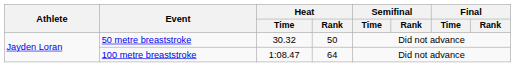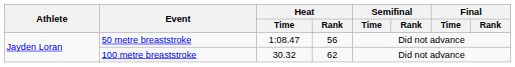(284, 40) 30.32 -> (284, 40) 1:08.47
(332, 40) 50 -> (332, 40) 56
(284, 55) 1:08.47 -> (284, 55) 30.32
(332, 55) 64 -> (332, 55) 62
